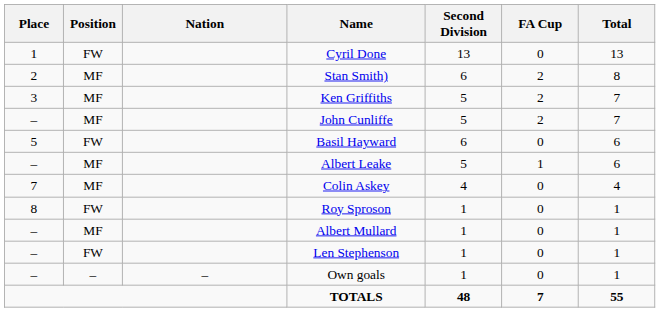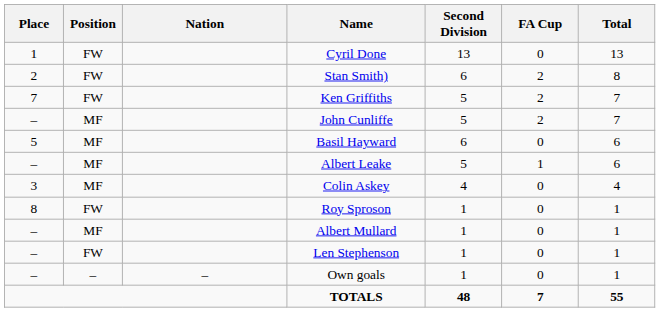(93, 75) MF -> (93, 75) FW
(34, 97) 3 -> (34, 97) 7
(93, 97) MF -> (93, 97) FW
(93, 141) FW -> (93, 141) MF
(34, 185) 7 -> (34, 185) 3
